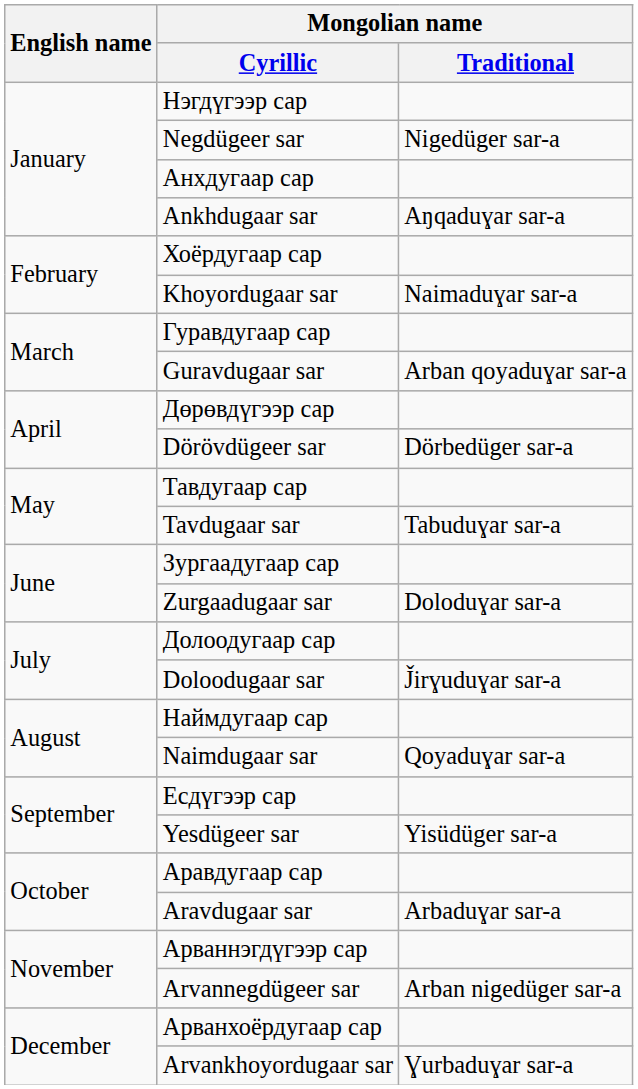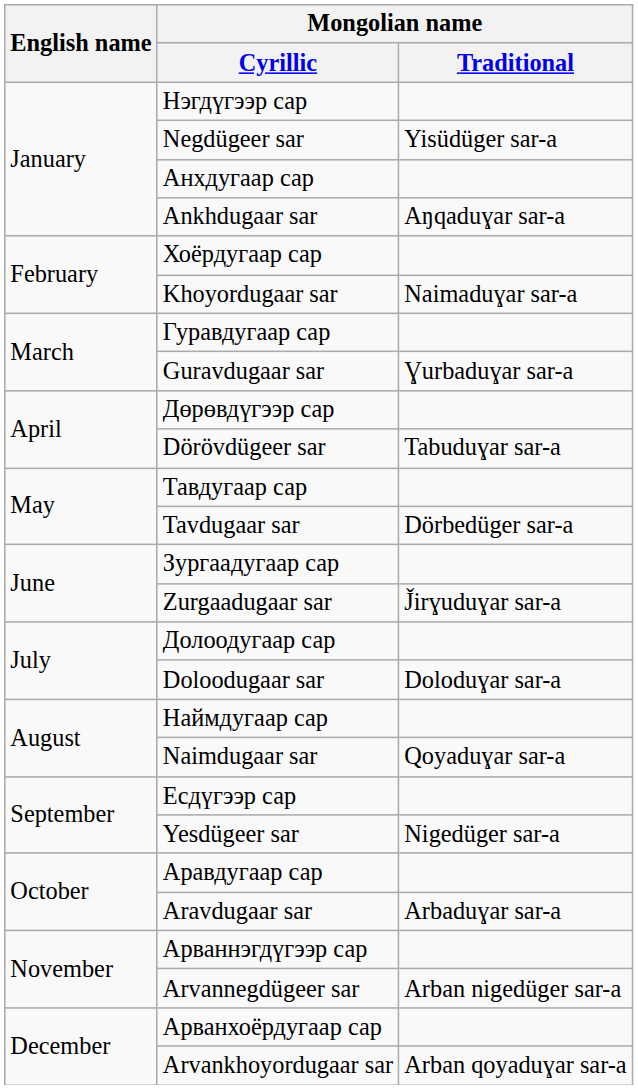(482, 139) Nigedüger sar-a -> (481, 139) Yisüdüger sar-a
(515, 370) Arban qoyaduɣar sar-a -> (489, 370) Ɣurbaduɣar sar-a
(489, 448) Dörbedüger sar-a -> (483, 448) Tabuduɣar sar-a
(483, 525) Tabuduɣar sar-a -> (489, 525) Dörbedüger sar-a
(483, 602) Doloduɣar sar-a -> (483, 602) J̌irɣuduɣar sar-a
(483, 679) J̌irɣuduɣar sar-a -> (483, 679) Doloduɣar sar-a
(481, 833) Yisüdüger sar-a -> (482, 833) Nigedüger sar-a
(489, 1065) Ɣurbaduɣar sar-a -> (515, 1065) Arban qoyaduɣar sar-a
